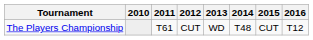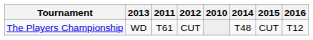columns swapped: (139, 12) <-> (217, 12)
